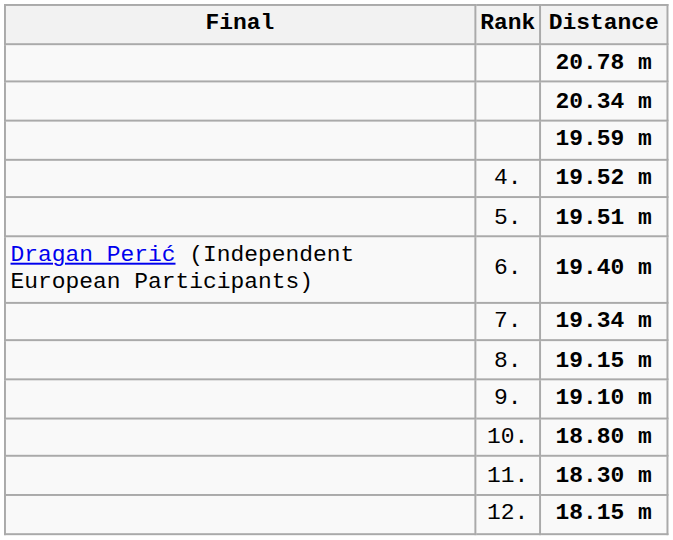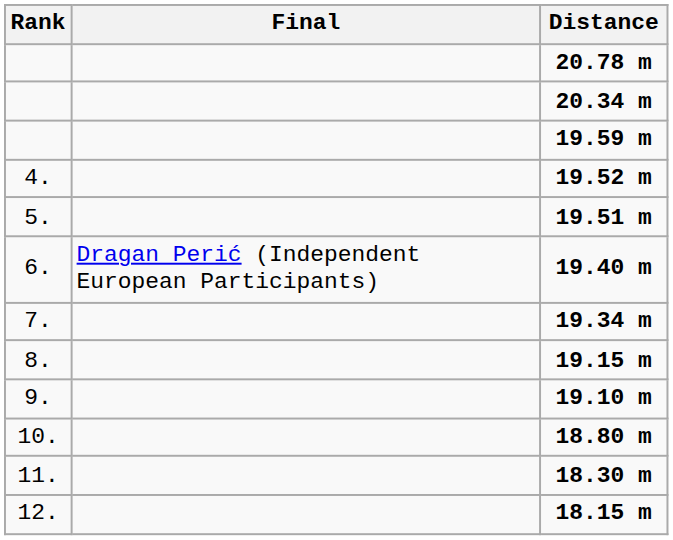columns swapped: (508, 24) <-> (240, 24)
